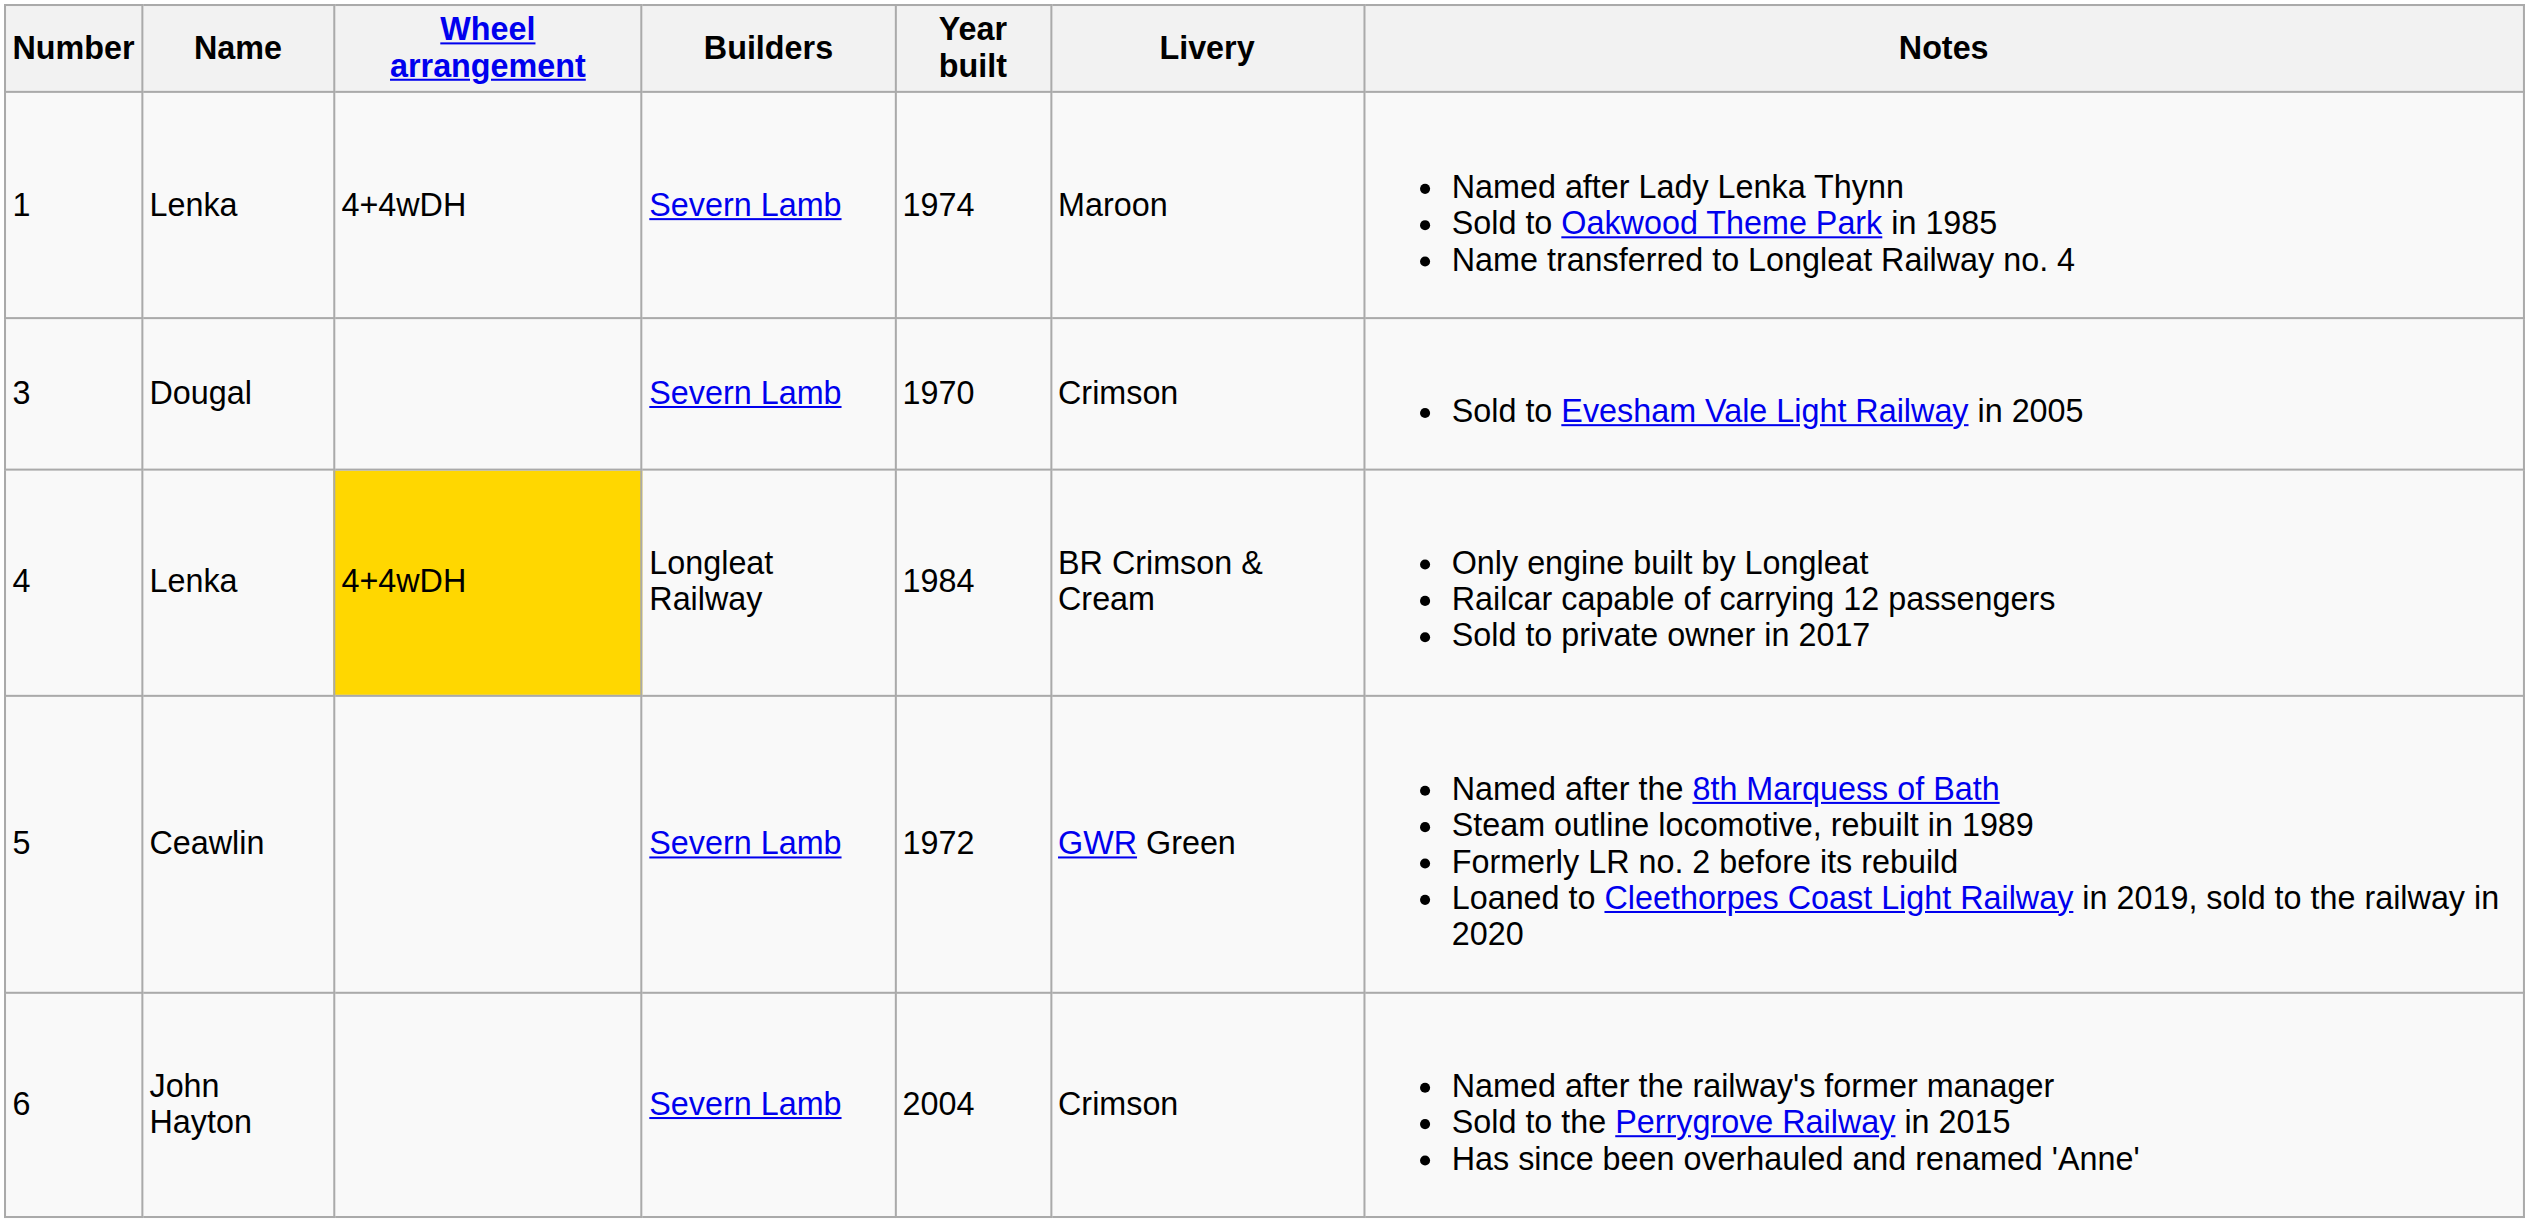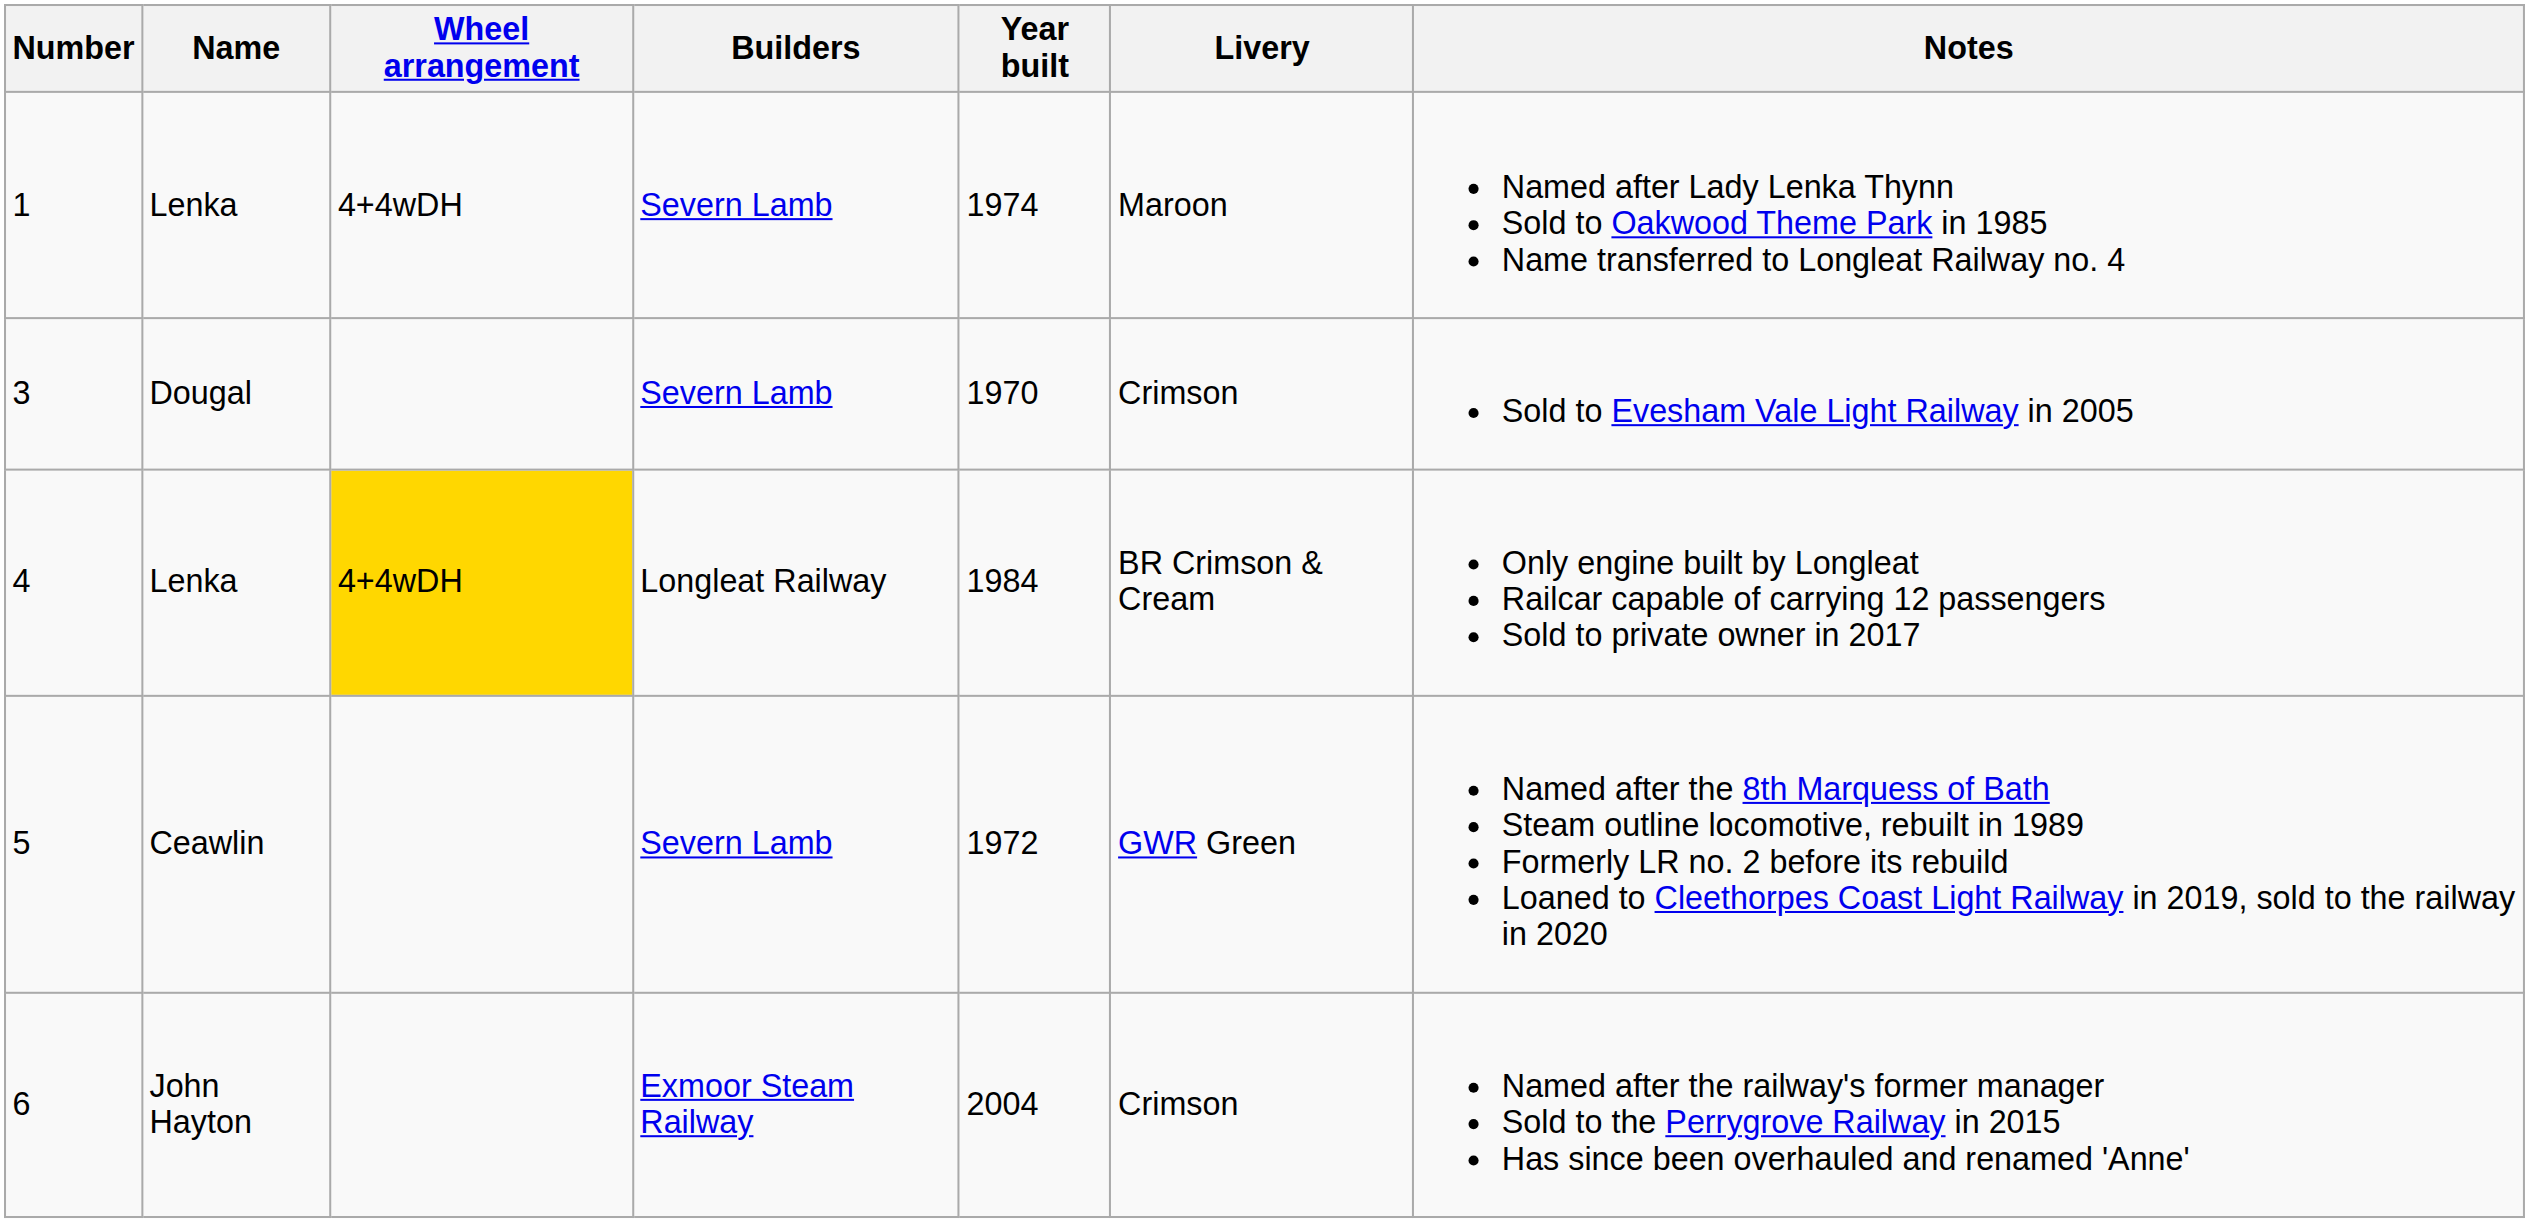(745, 1104) Severn Lamb -> (747, 1104) Exmoor Steam Railway
